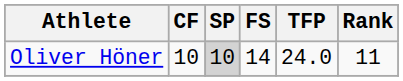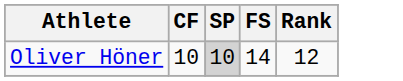- column: (307, 22)
(368, 58) 11 -> (307, 58) 12
